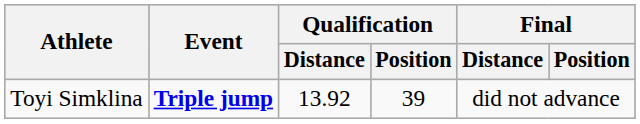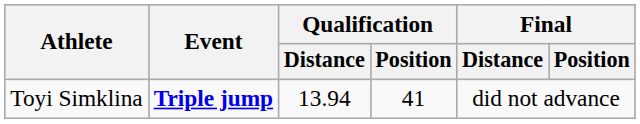(324, 99) 13.92 -> (324, 99) 13.94
(413, 99) 39 -> (413, 99) 41
